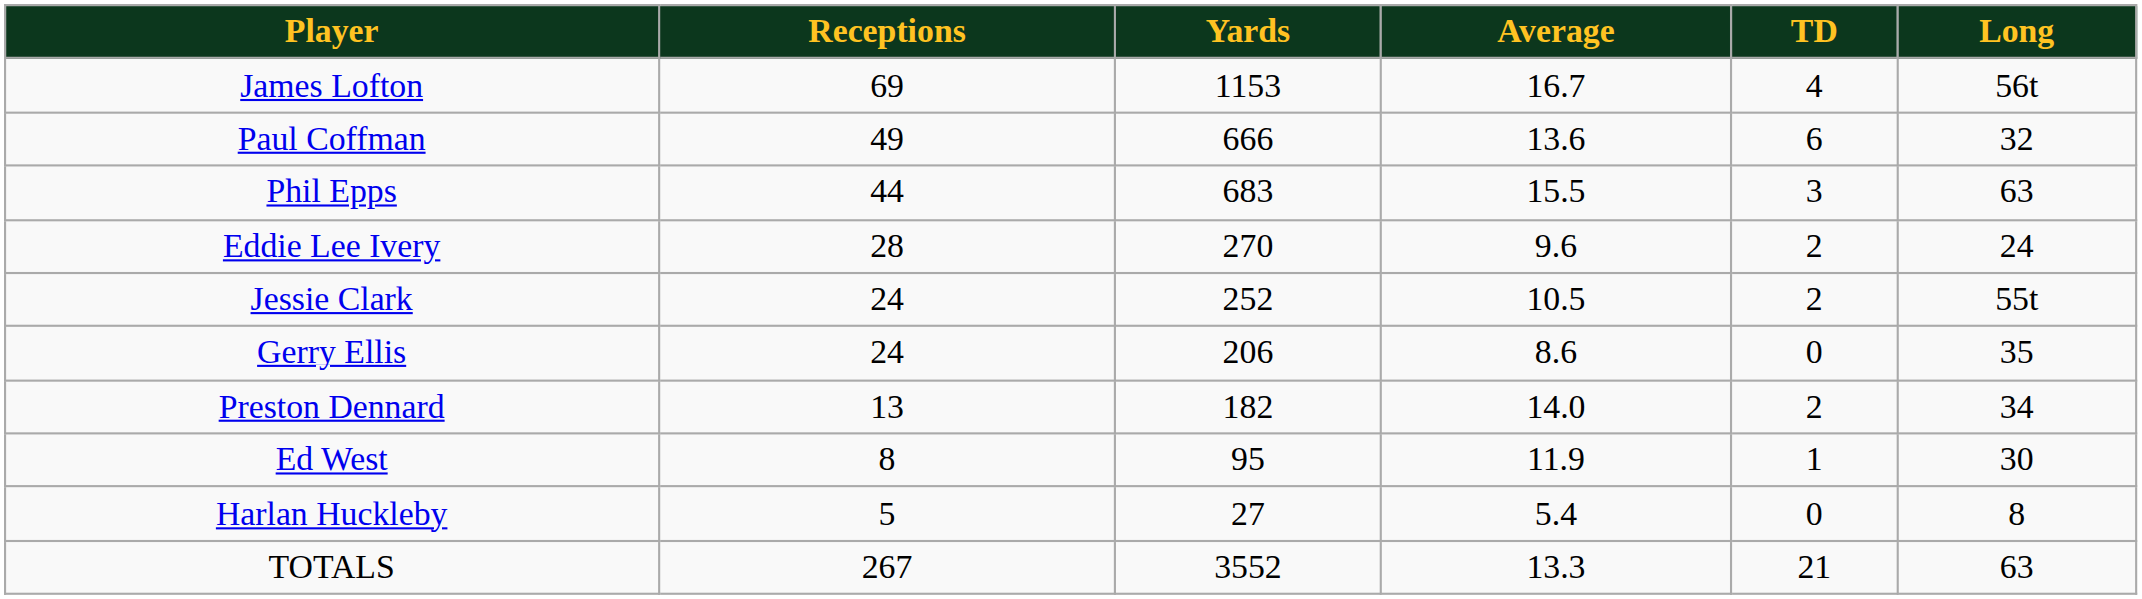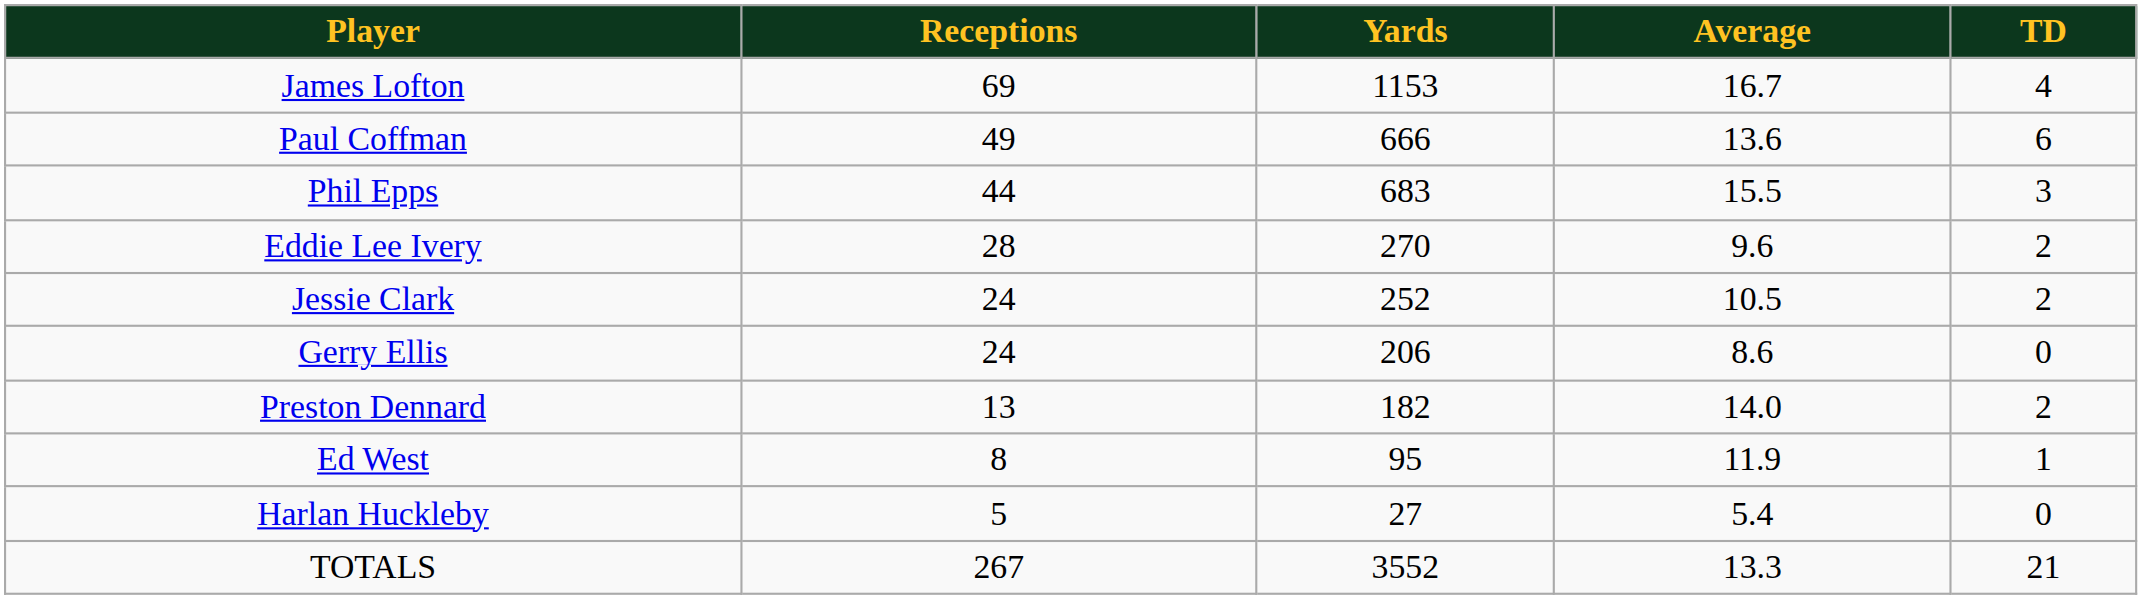- column: (2017, 31)
